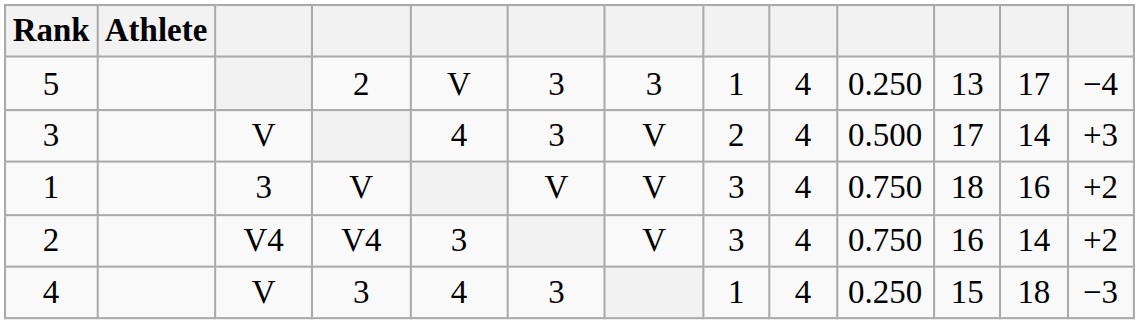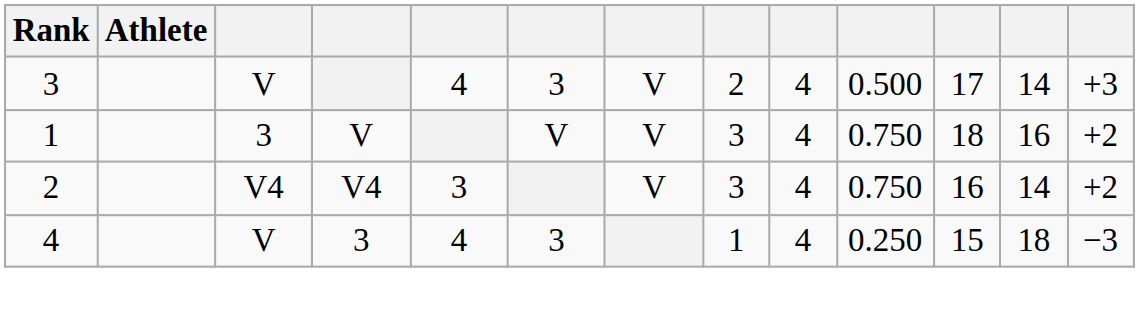- row: (51, 82)
